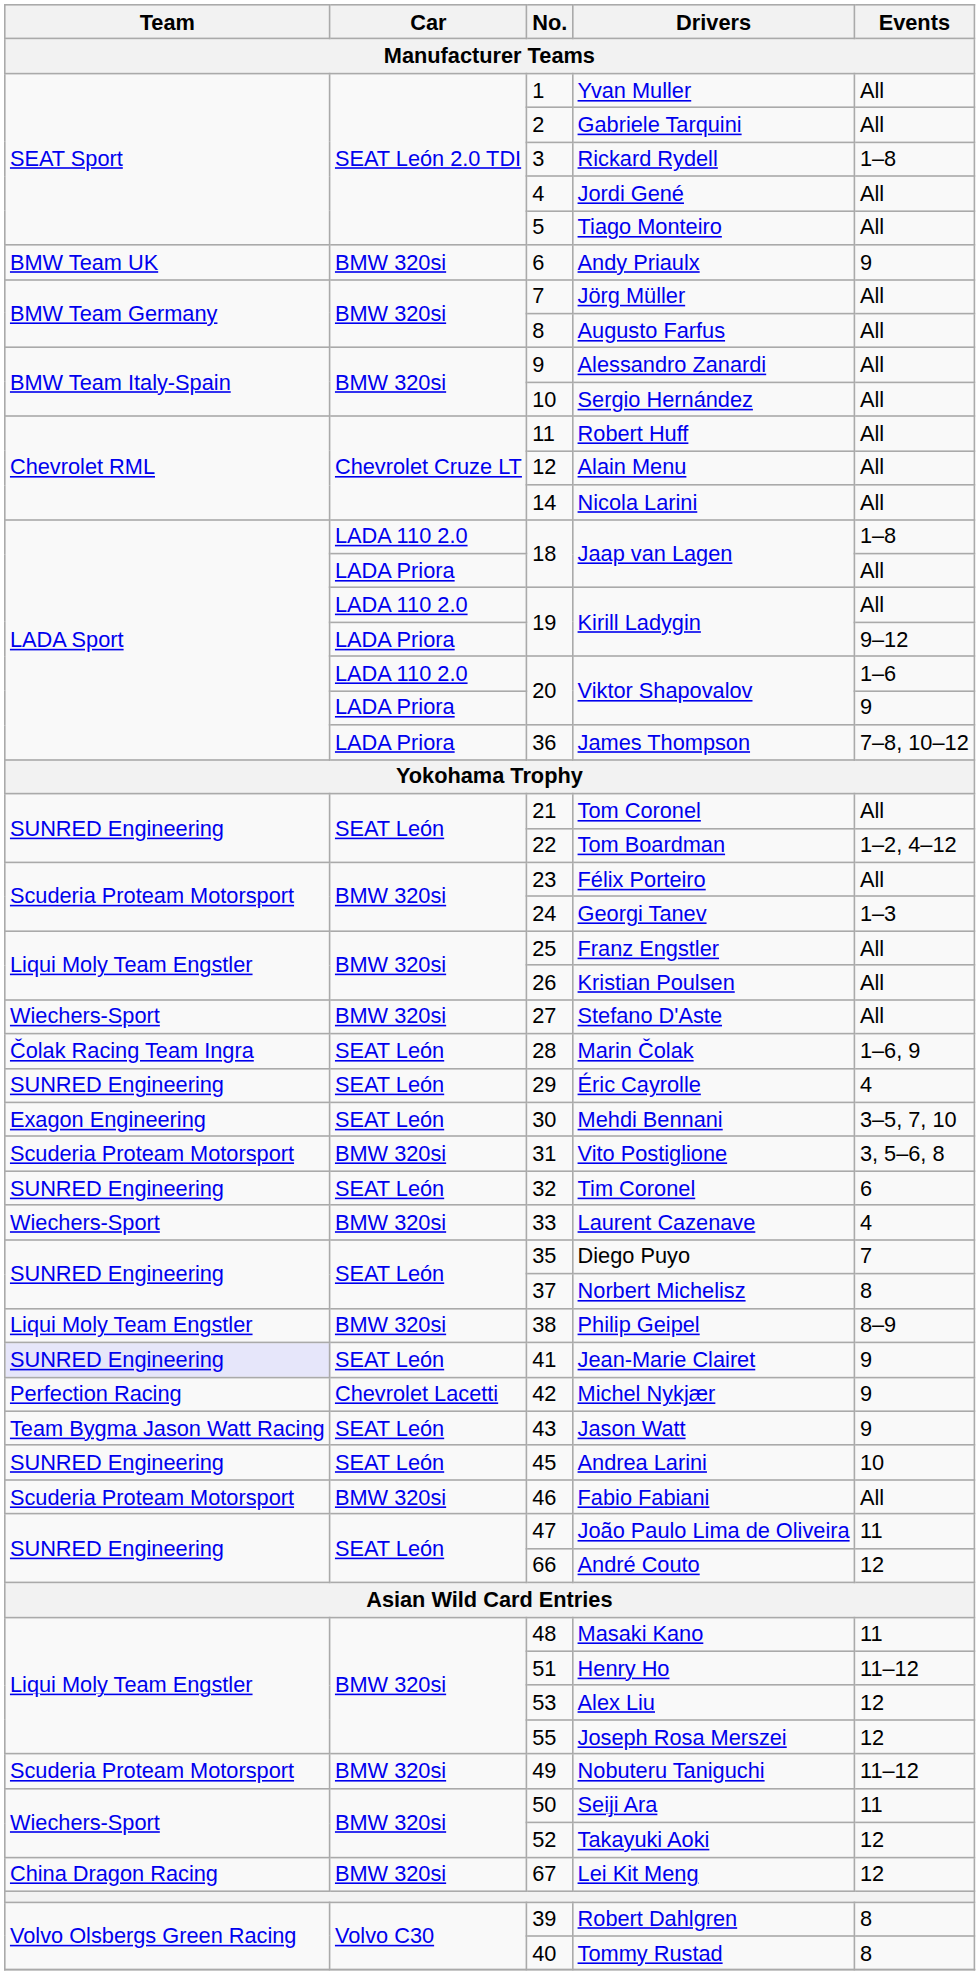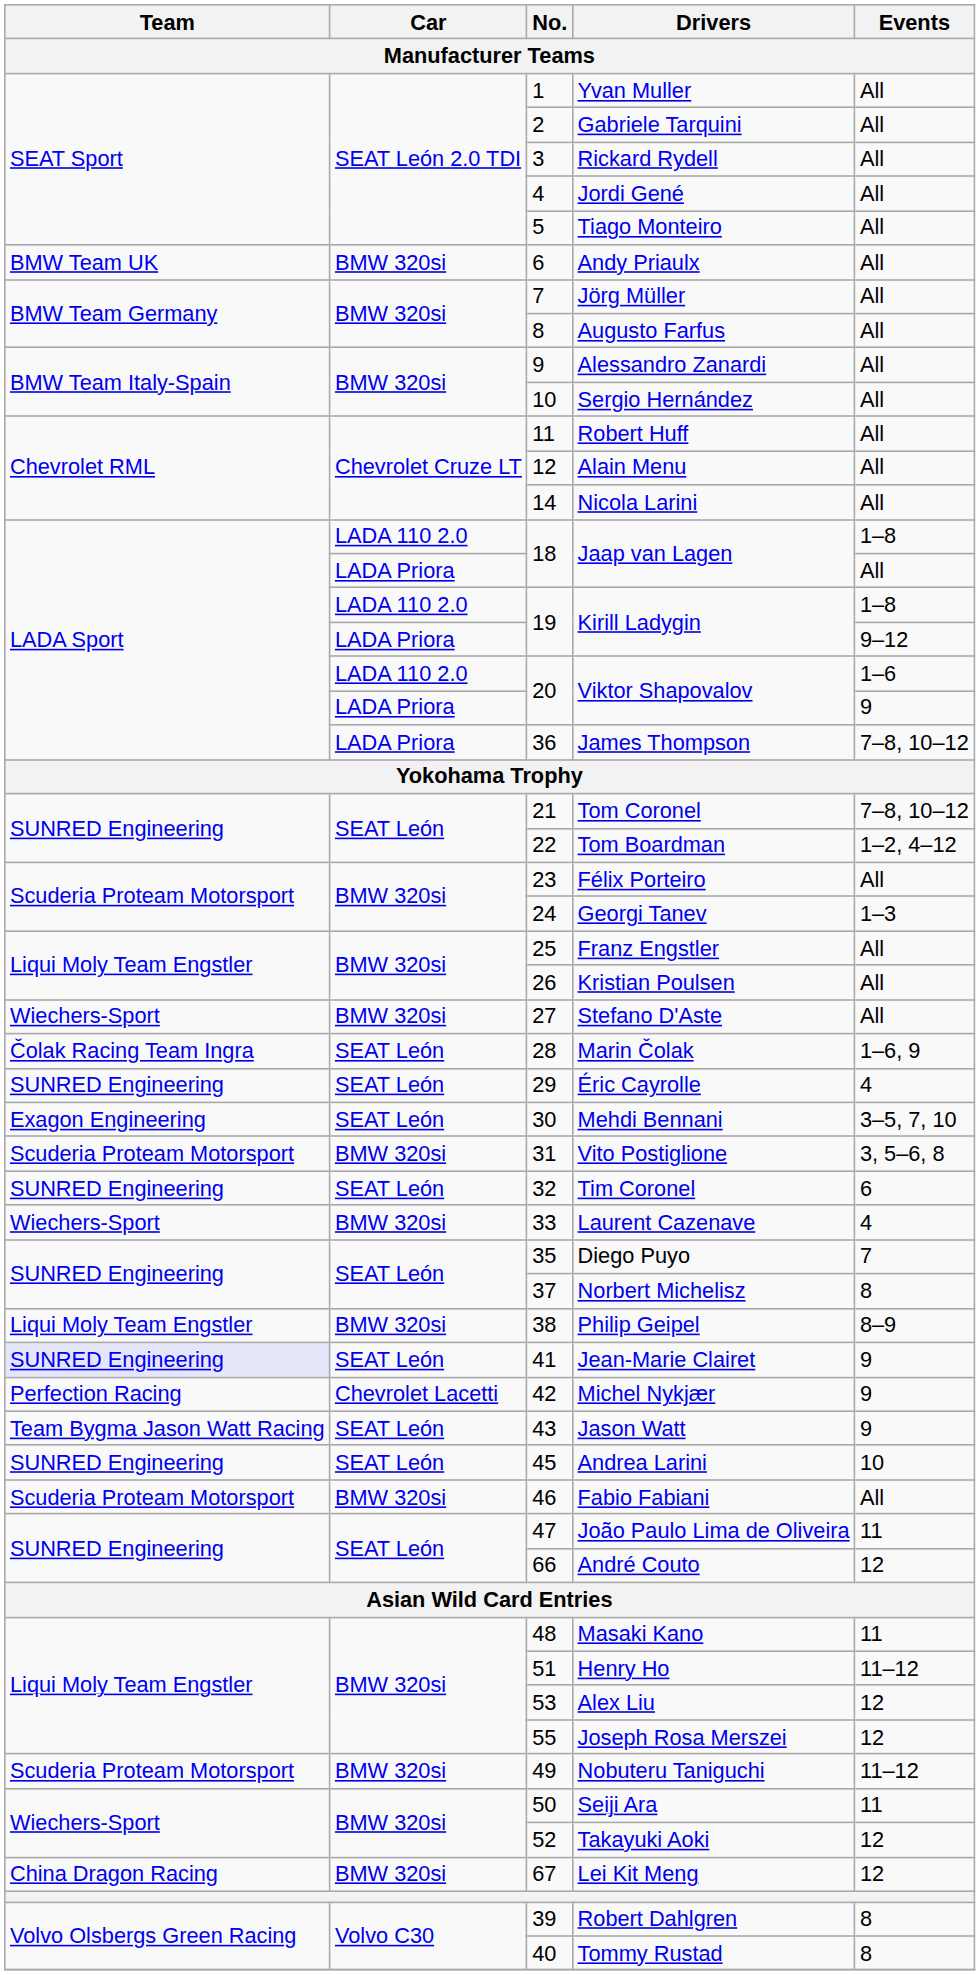(878, 159) 1–8 -> (872, 159) All
(866, 262) 9 -> (872, 262) All
(872, 605) All -> (878, 605) 1–8
(872, 810) All -> (914, 810) 7–8, 10–12
